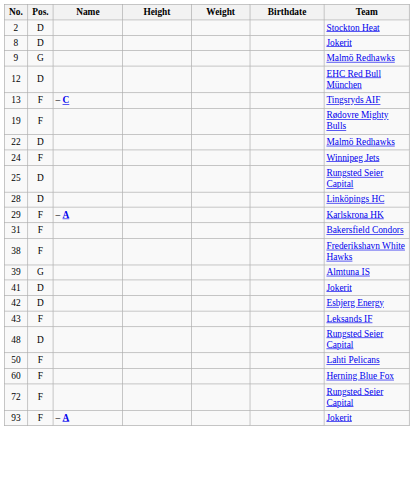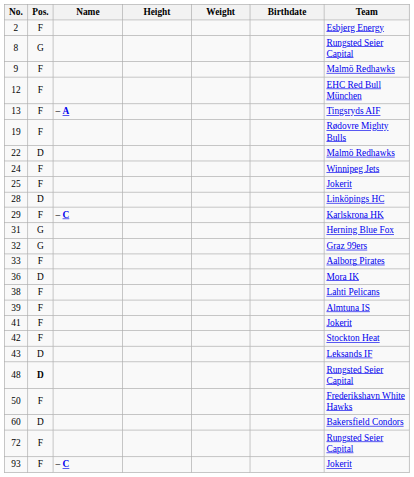(40, 28) D -> (40, 28) F
(353, 28) Stockton Heat -> (355, 28) Esbjerg Energy
(40, 43) D -> (40, 49) G
(339, 43) Jokerit -> (355, 49) Rungsted Seier Capital
(40, 58) G -> (40, 69) F
(40, 79) D -> (40, 90) F
(62, 100) – C -> (62, 111) – A
(40, 179) D -> (40, 184) F
(355, 179) Rungsted Seier Capital -> (339, 184) Jokerit
(62, 215) – A -> (62, 215) – C
(40, 231) F -> (40, 231) G
(365, 231) Bakersfield Condors -> (360, 231) Herning Blue Fox
+ row: (16, 246)
+ row: (16, 261)
+ row: (16, 277)
(366, 251) Frederikshavn White Hawks -> (353, 292) Lahti Pelicans
(40, 272) G -> (40, 308) F
(40, 288) D -> (40, 323) F
(40, 303) D -> (40, 339) F
(355, 303) Esbjerg Energy -> (353, 339) Stockton Heat
(40, 319) F -> (40, 354) D
(40, 340) normal -> (40, 375) bold
(353, 361) Lahti Pelicans -> (366, 401) Frederikshavn White Hawks
(40, 376) F -> (40, 422) D
(360, 376) Herning Blue Fox -> (365, 422) Bakersfield Condors
(62, 418) – A -> (62, 464) – C
